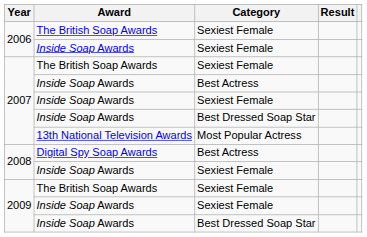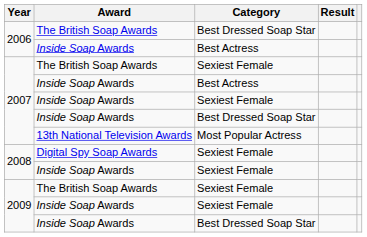(235, 30) Sexiest Female -> (256, 30) Best Dressed Soap Star
(235, 48) Sexiest Female -> (228, 48) Best Actress
(228, 153) Best Actress -> (235, 153) Sexiest Female
